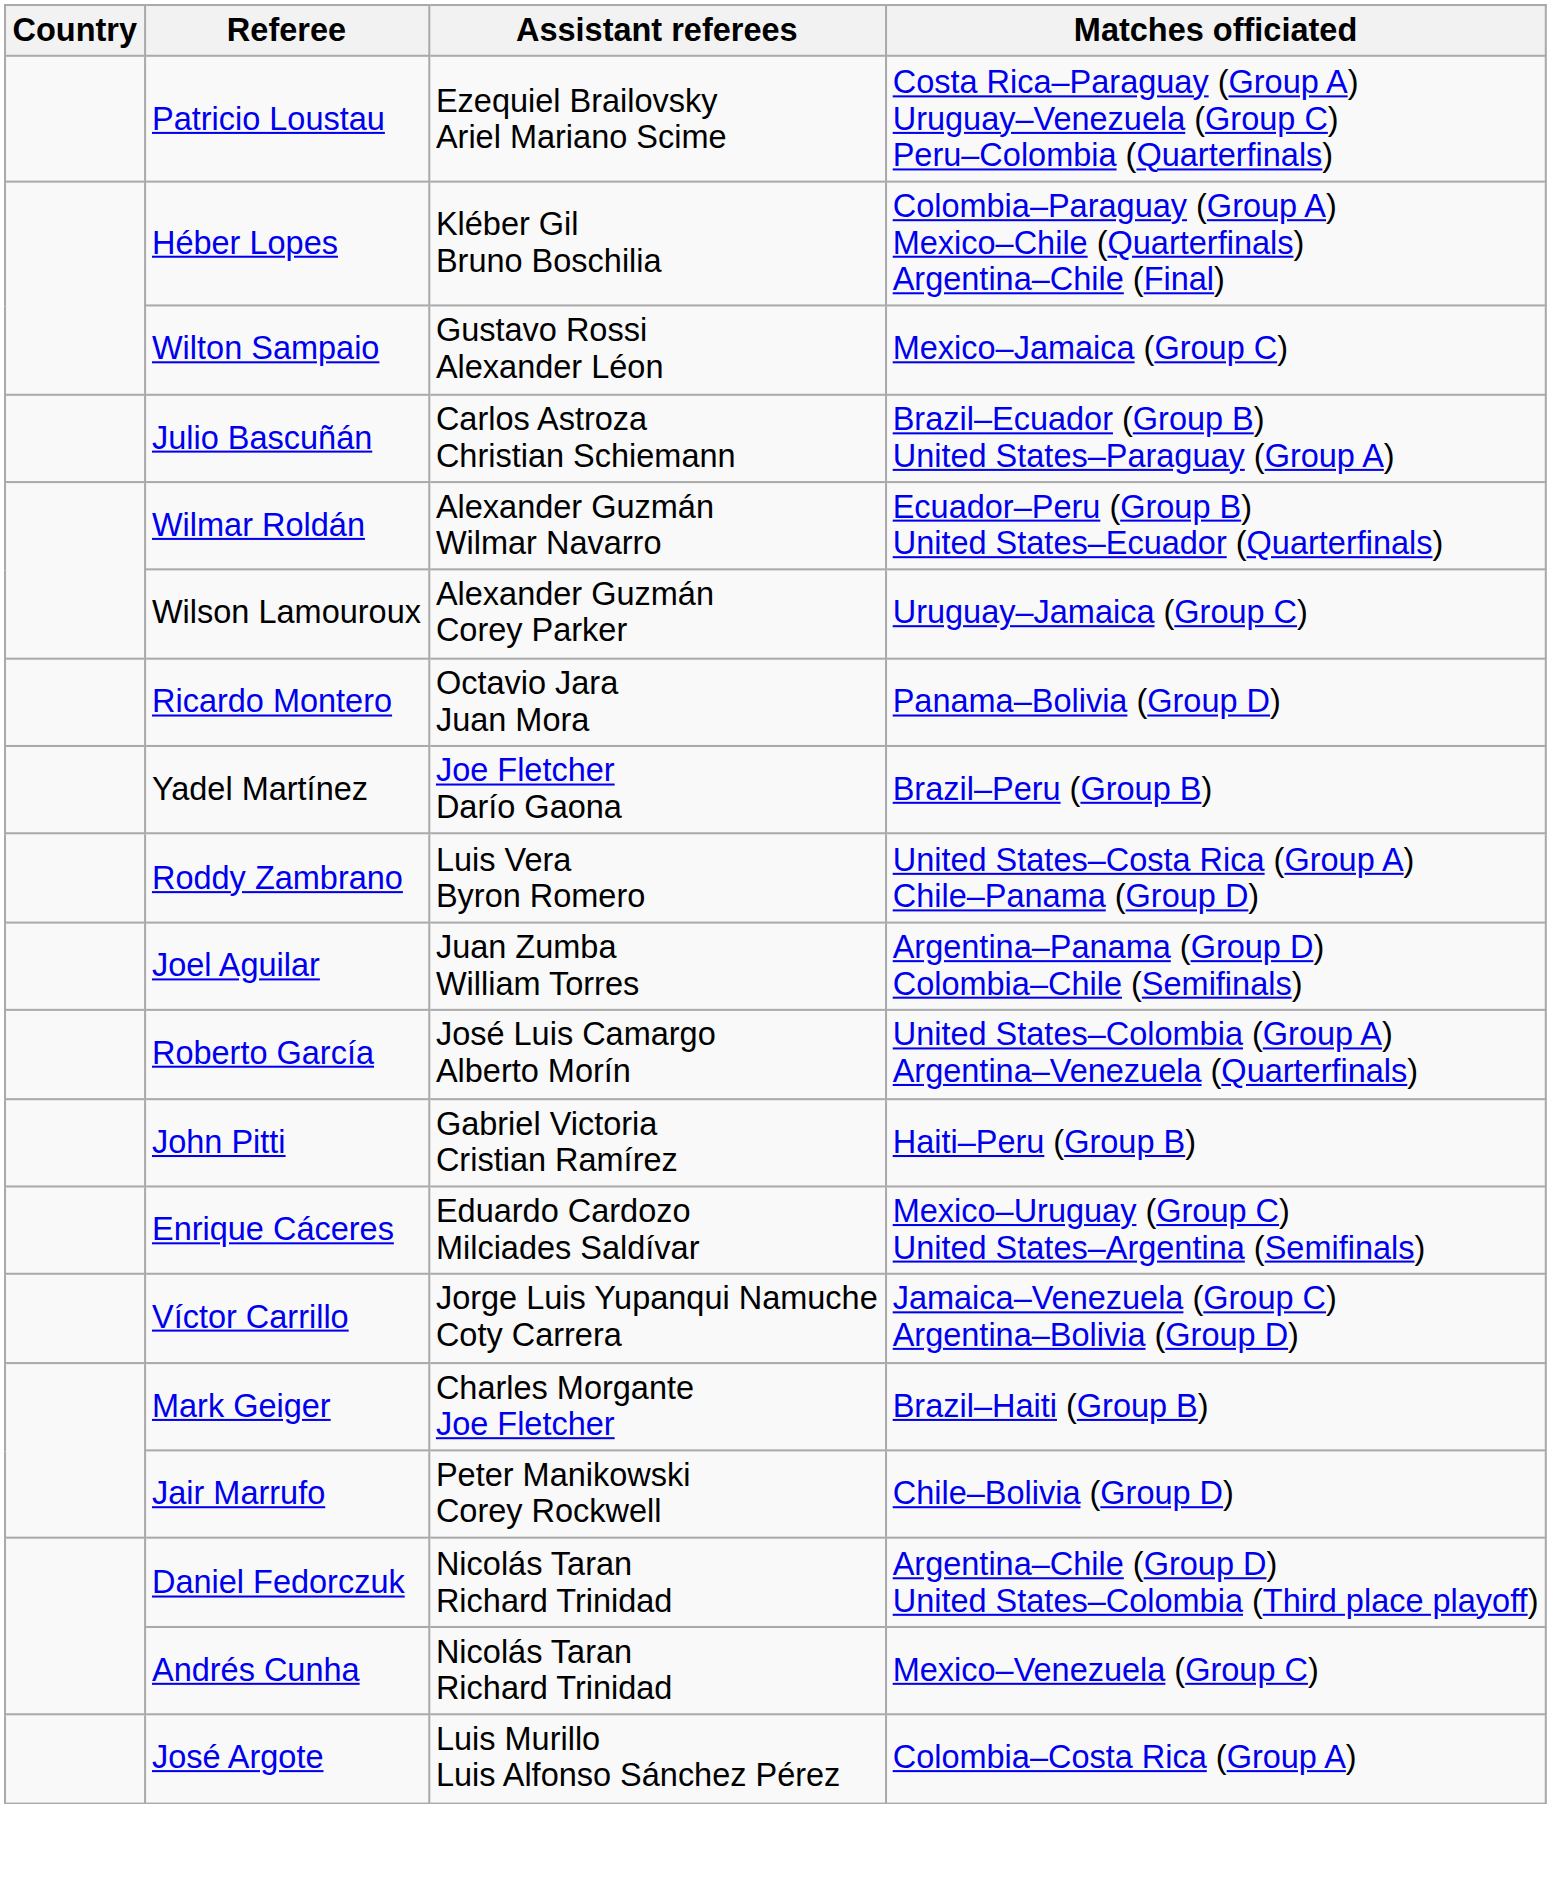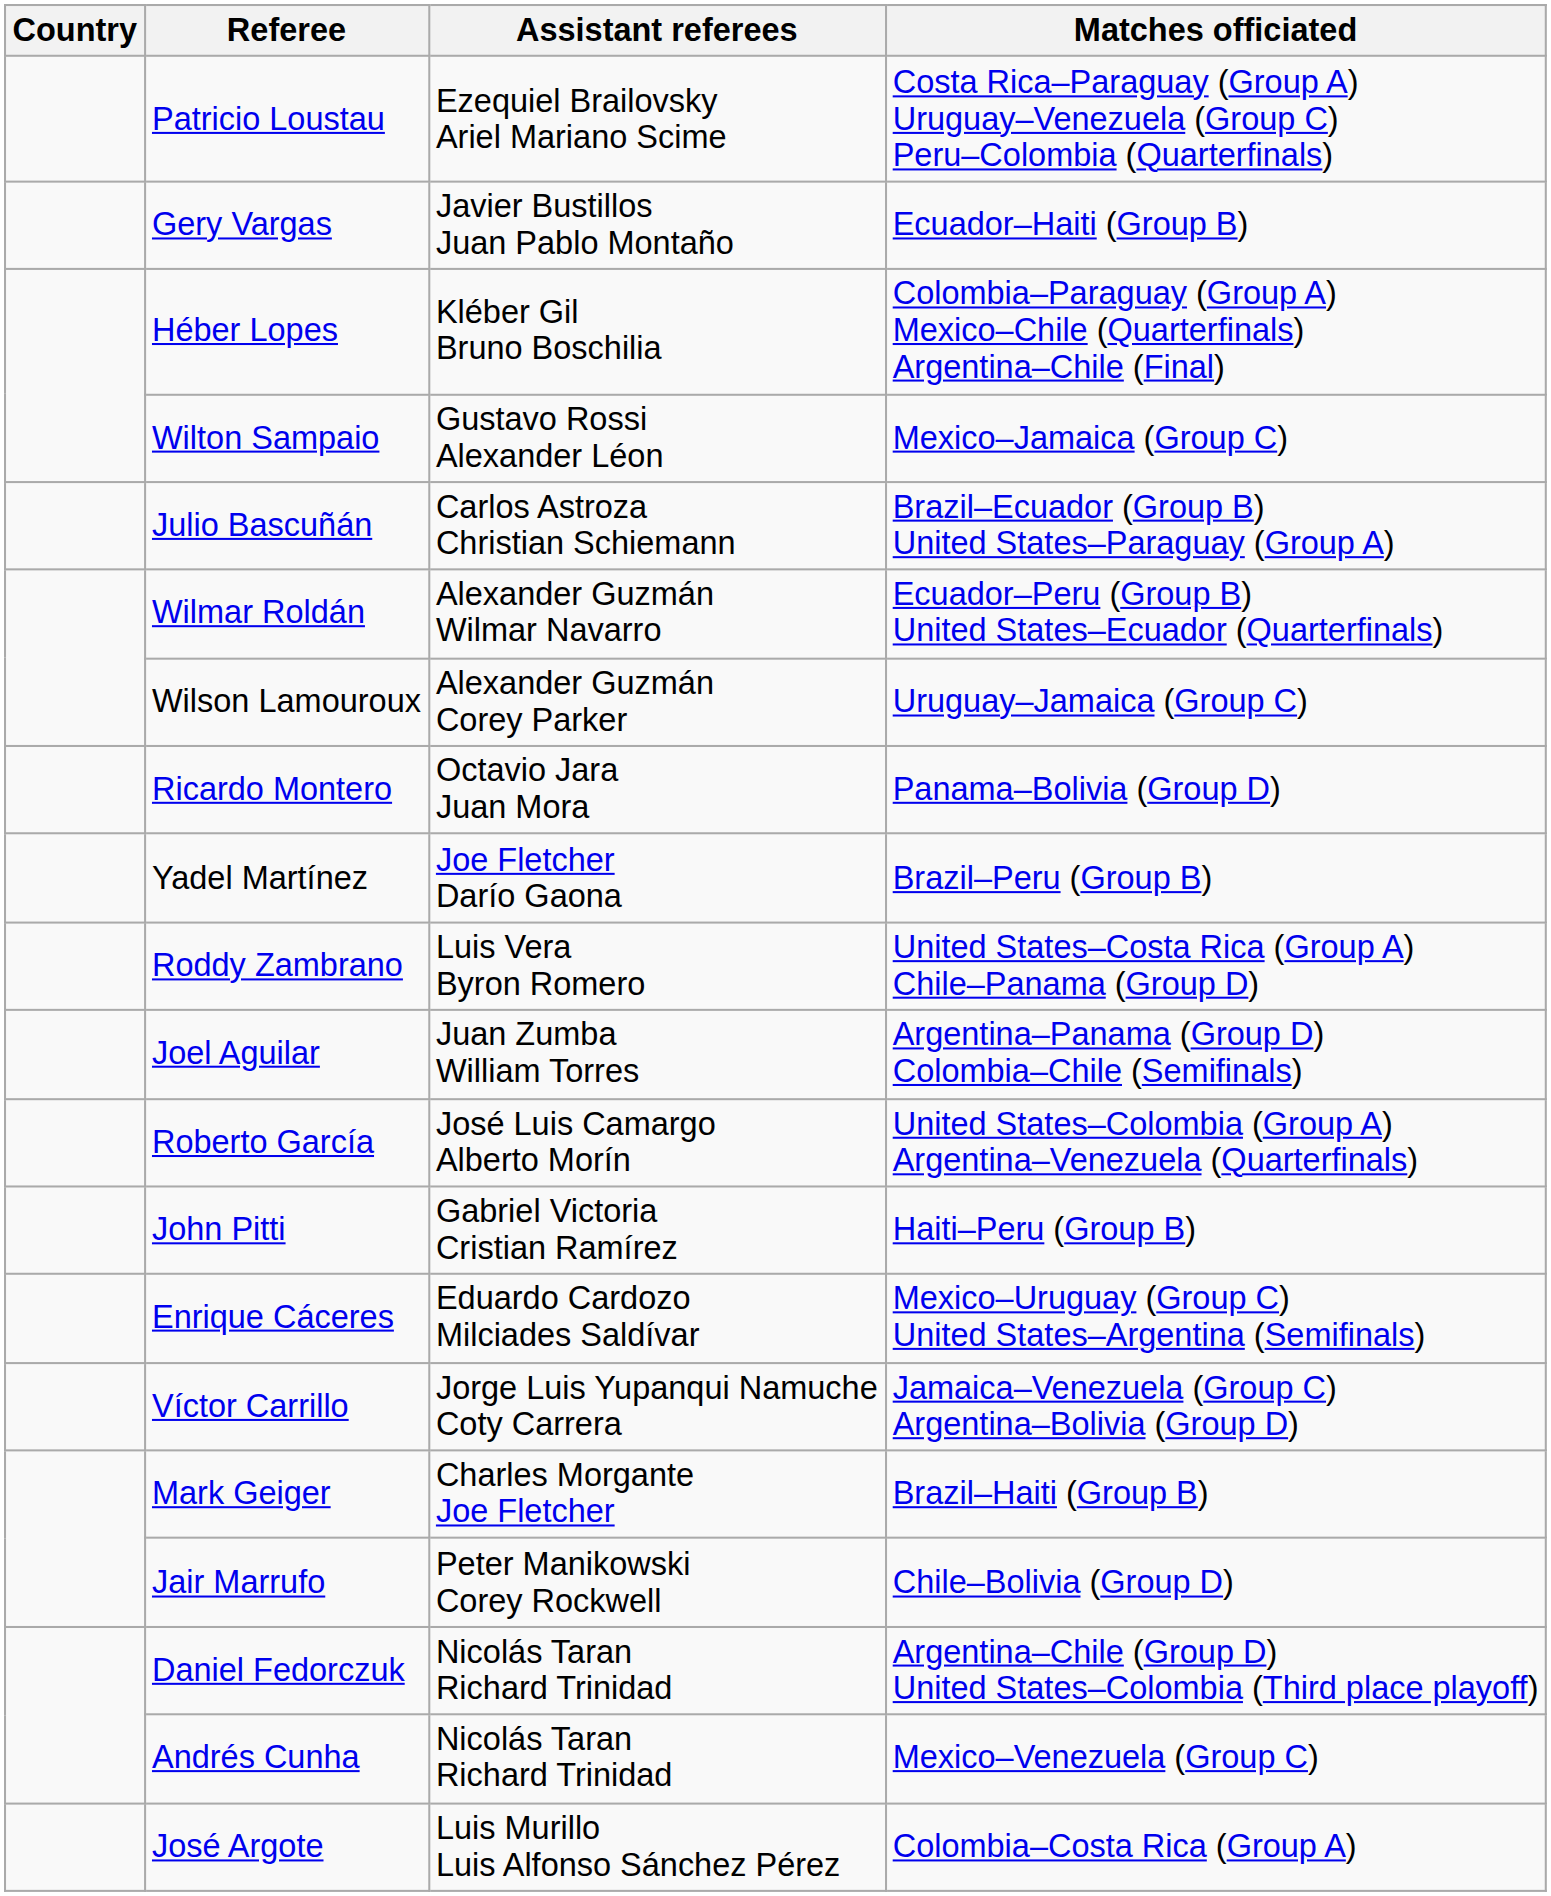+ row: (242, 224)
